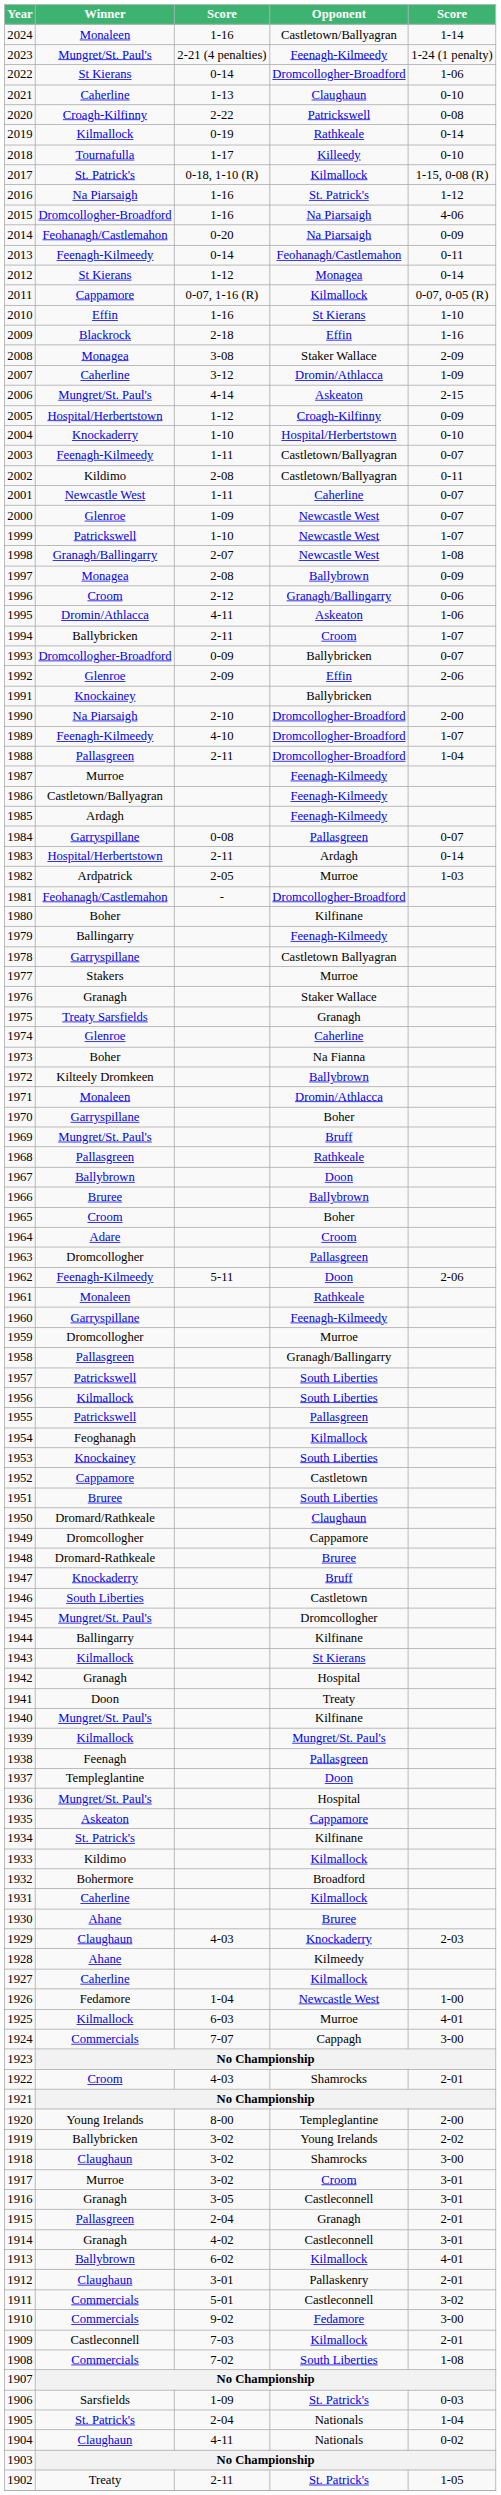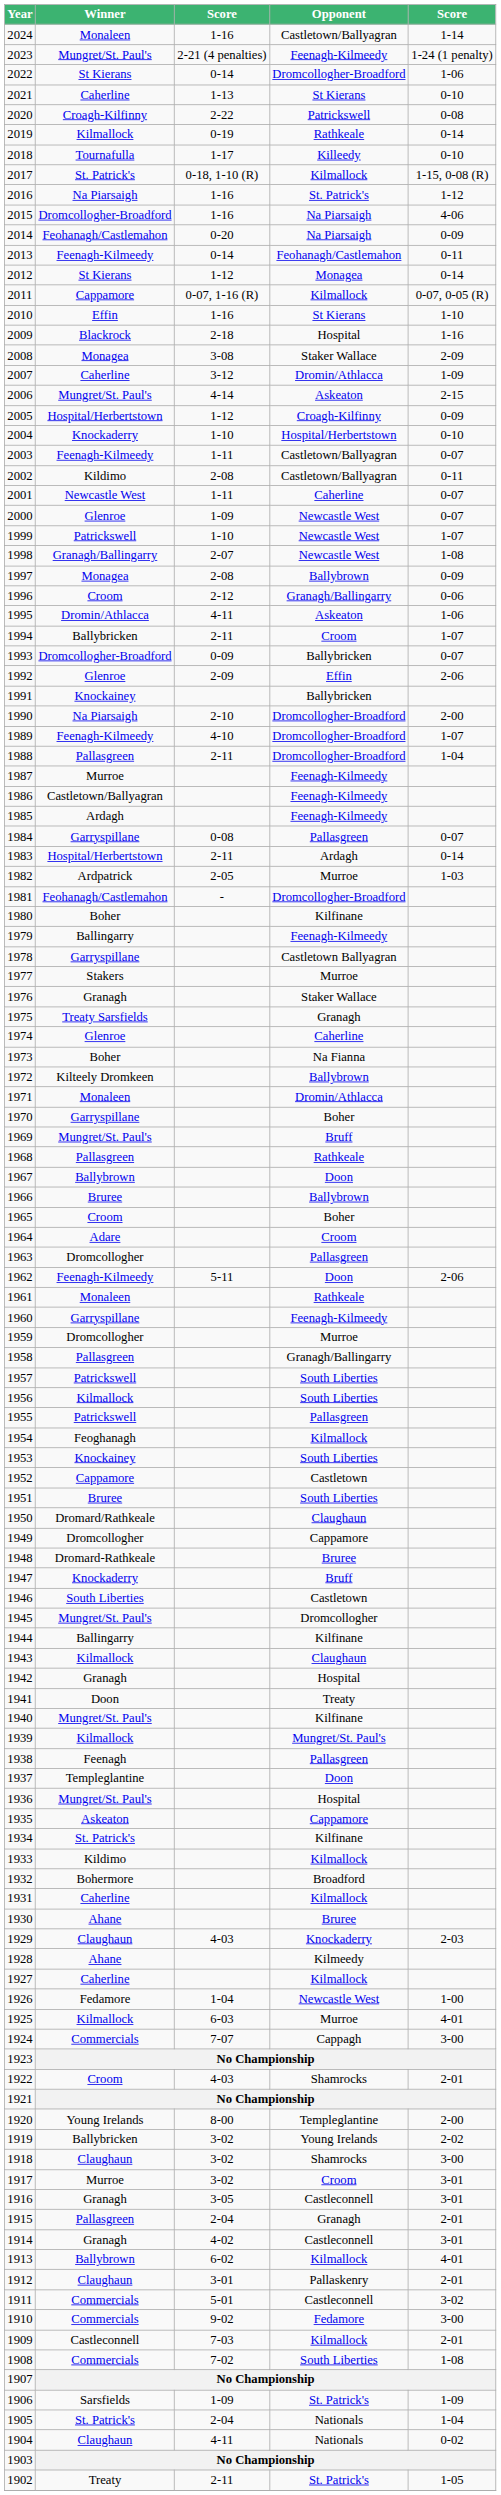(339, 94) Claughaun -> (339, 94) St Kierans
(339, 335) Effin -> (339, 335) Hospital
(339, 1658) St Kierans -> (339, 1658) Claughaun
(452, 2400) 0-03 -> (452, 2400) 1-09
